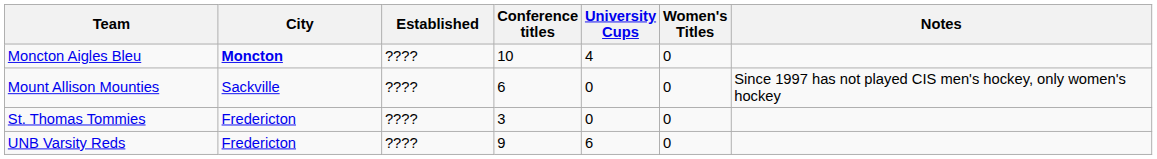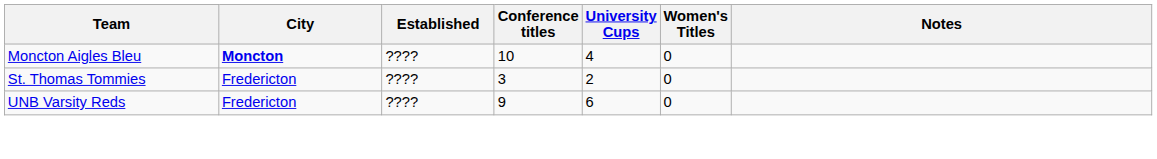- row: (84, 87)
(589, 119) 0 -> (590, 79) 2
